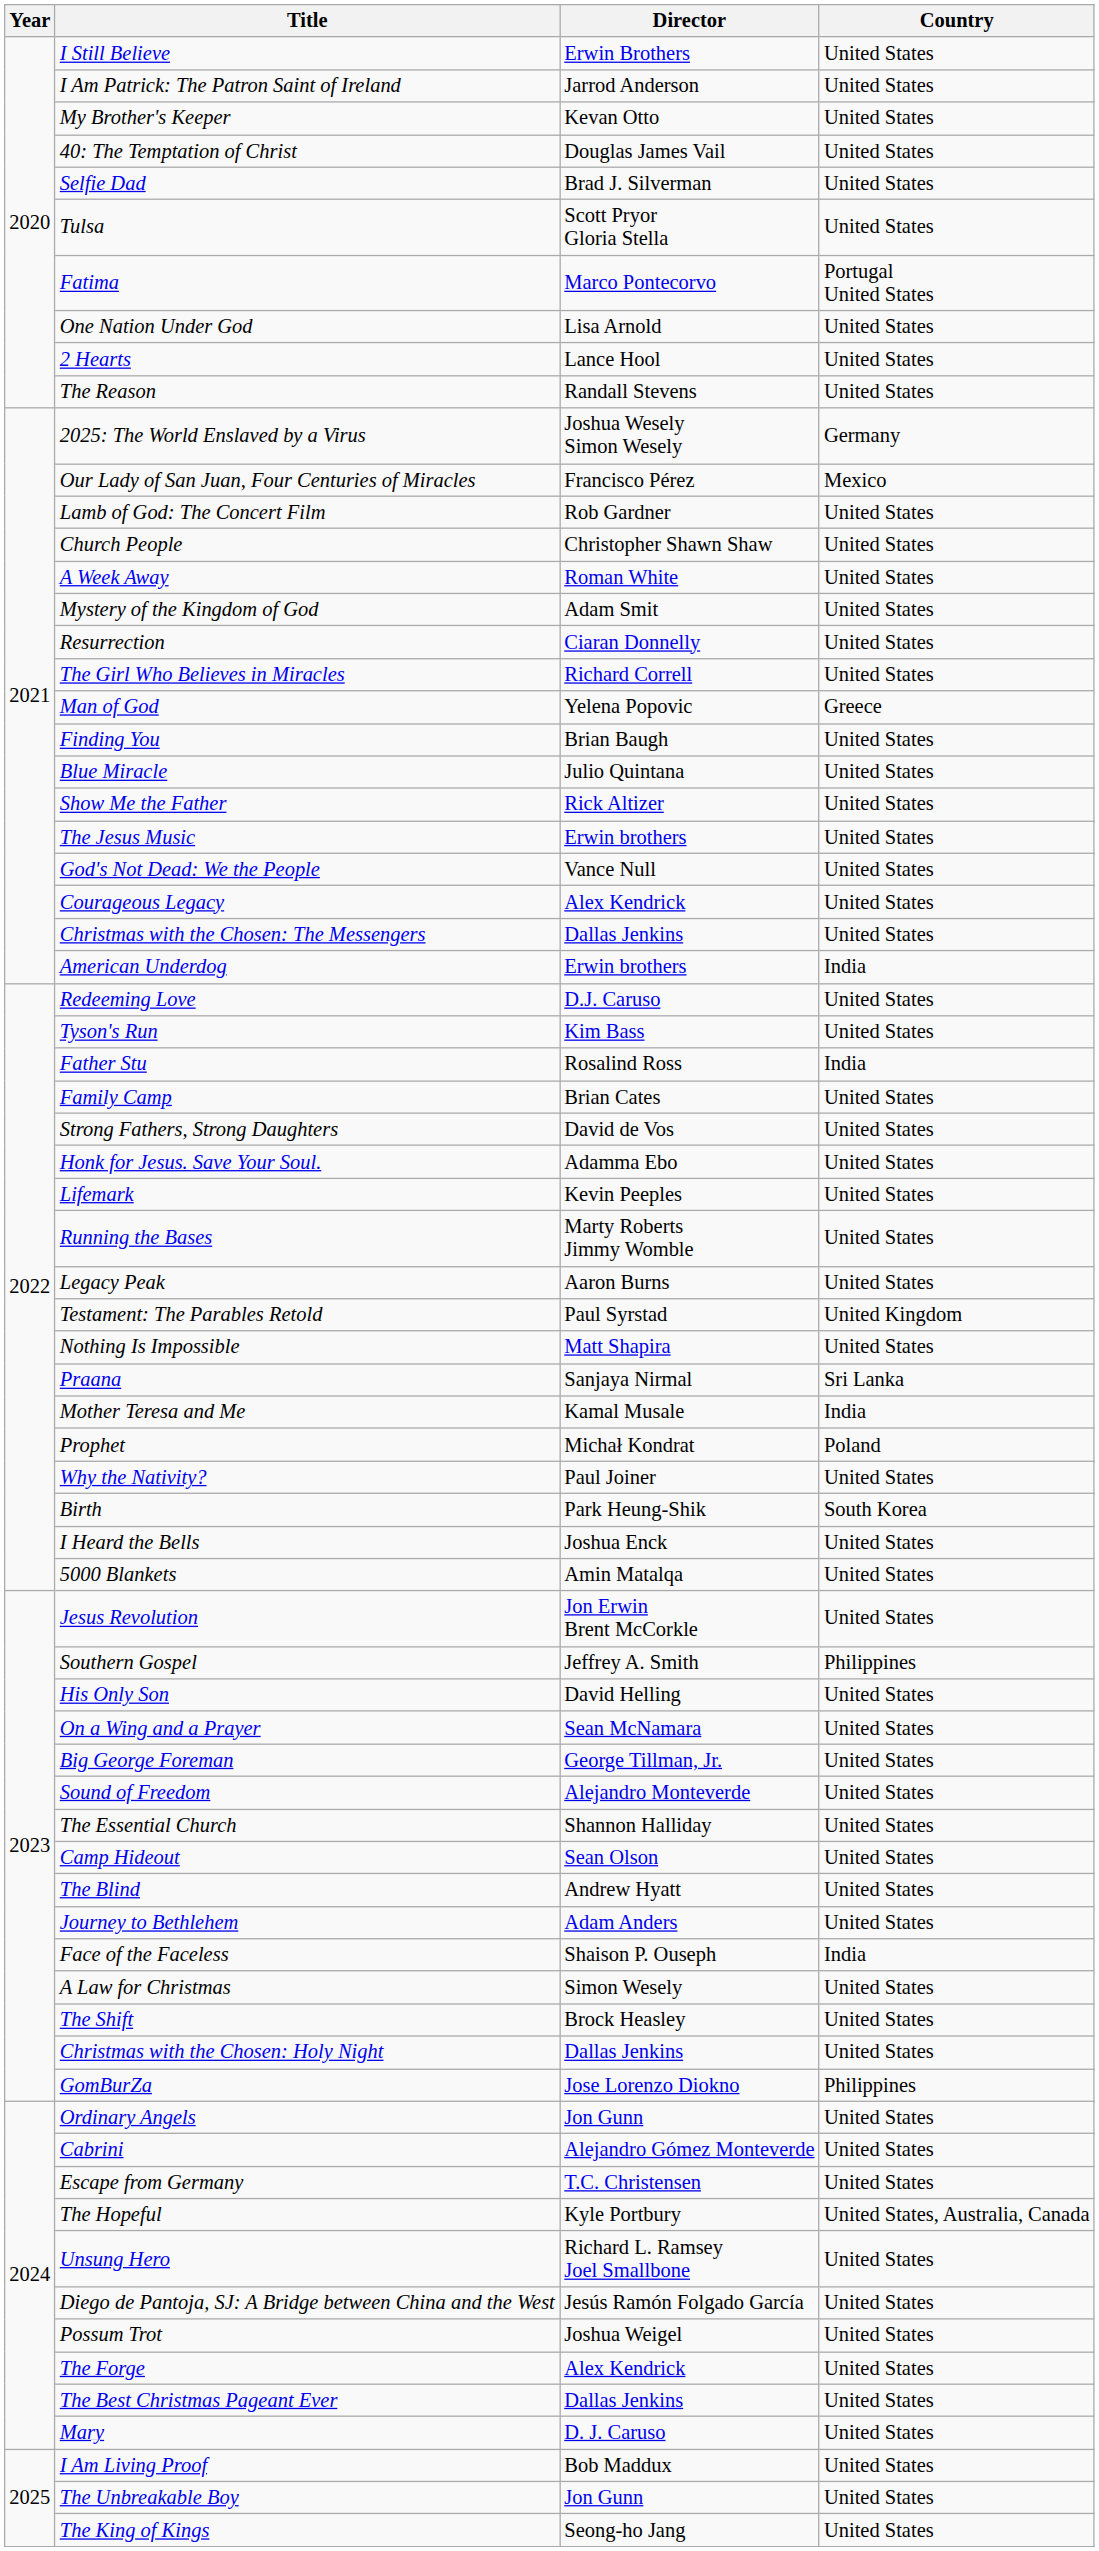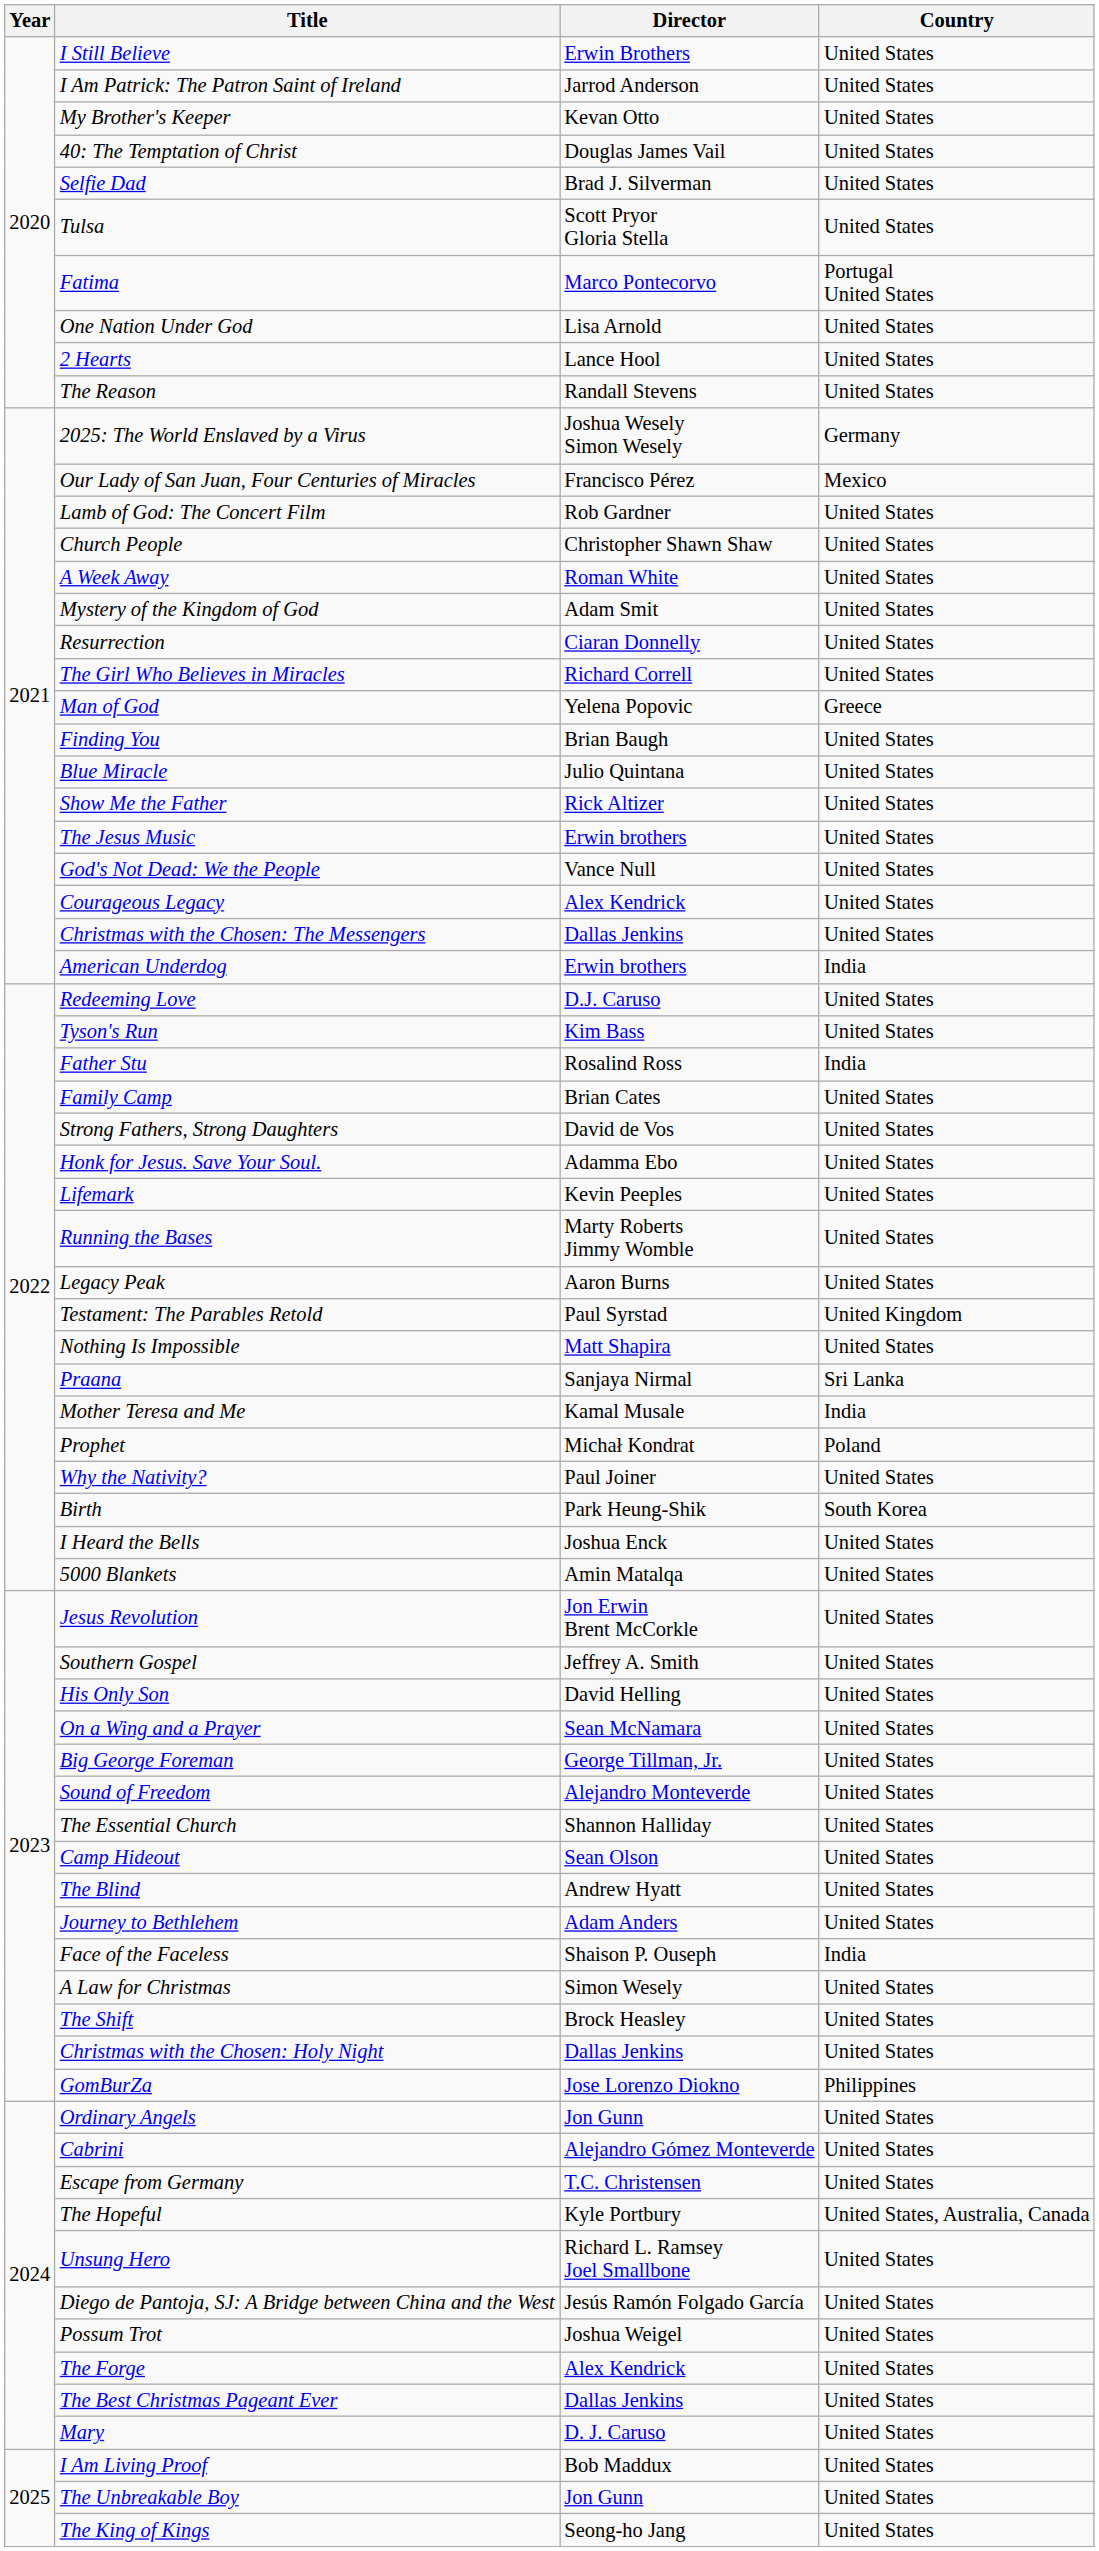(870, 1662) Philippines -> (879, 1662) United States
